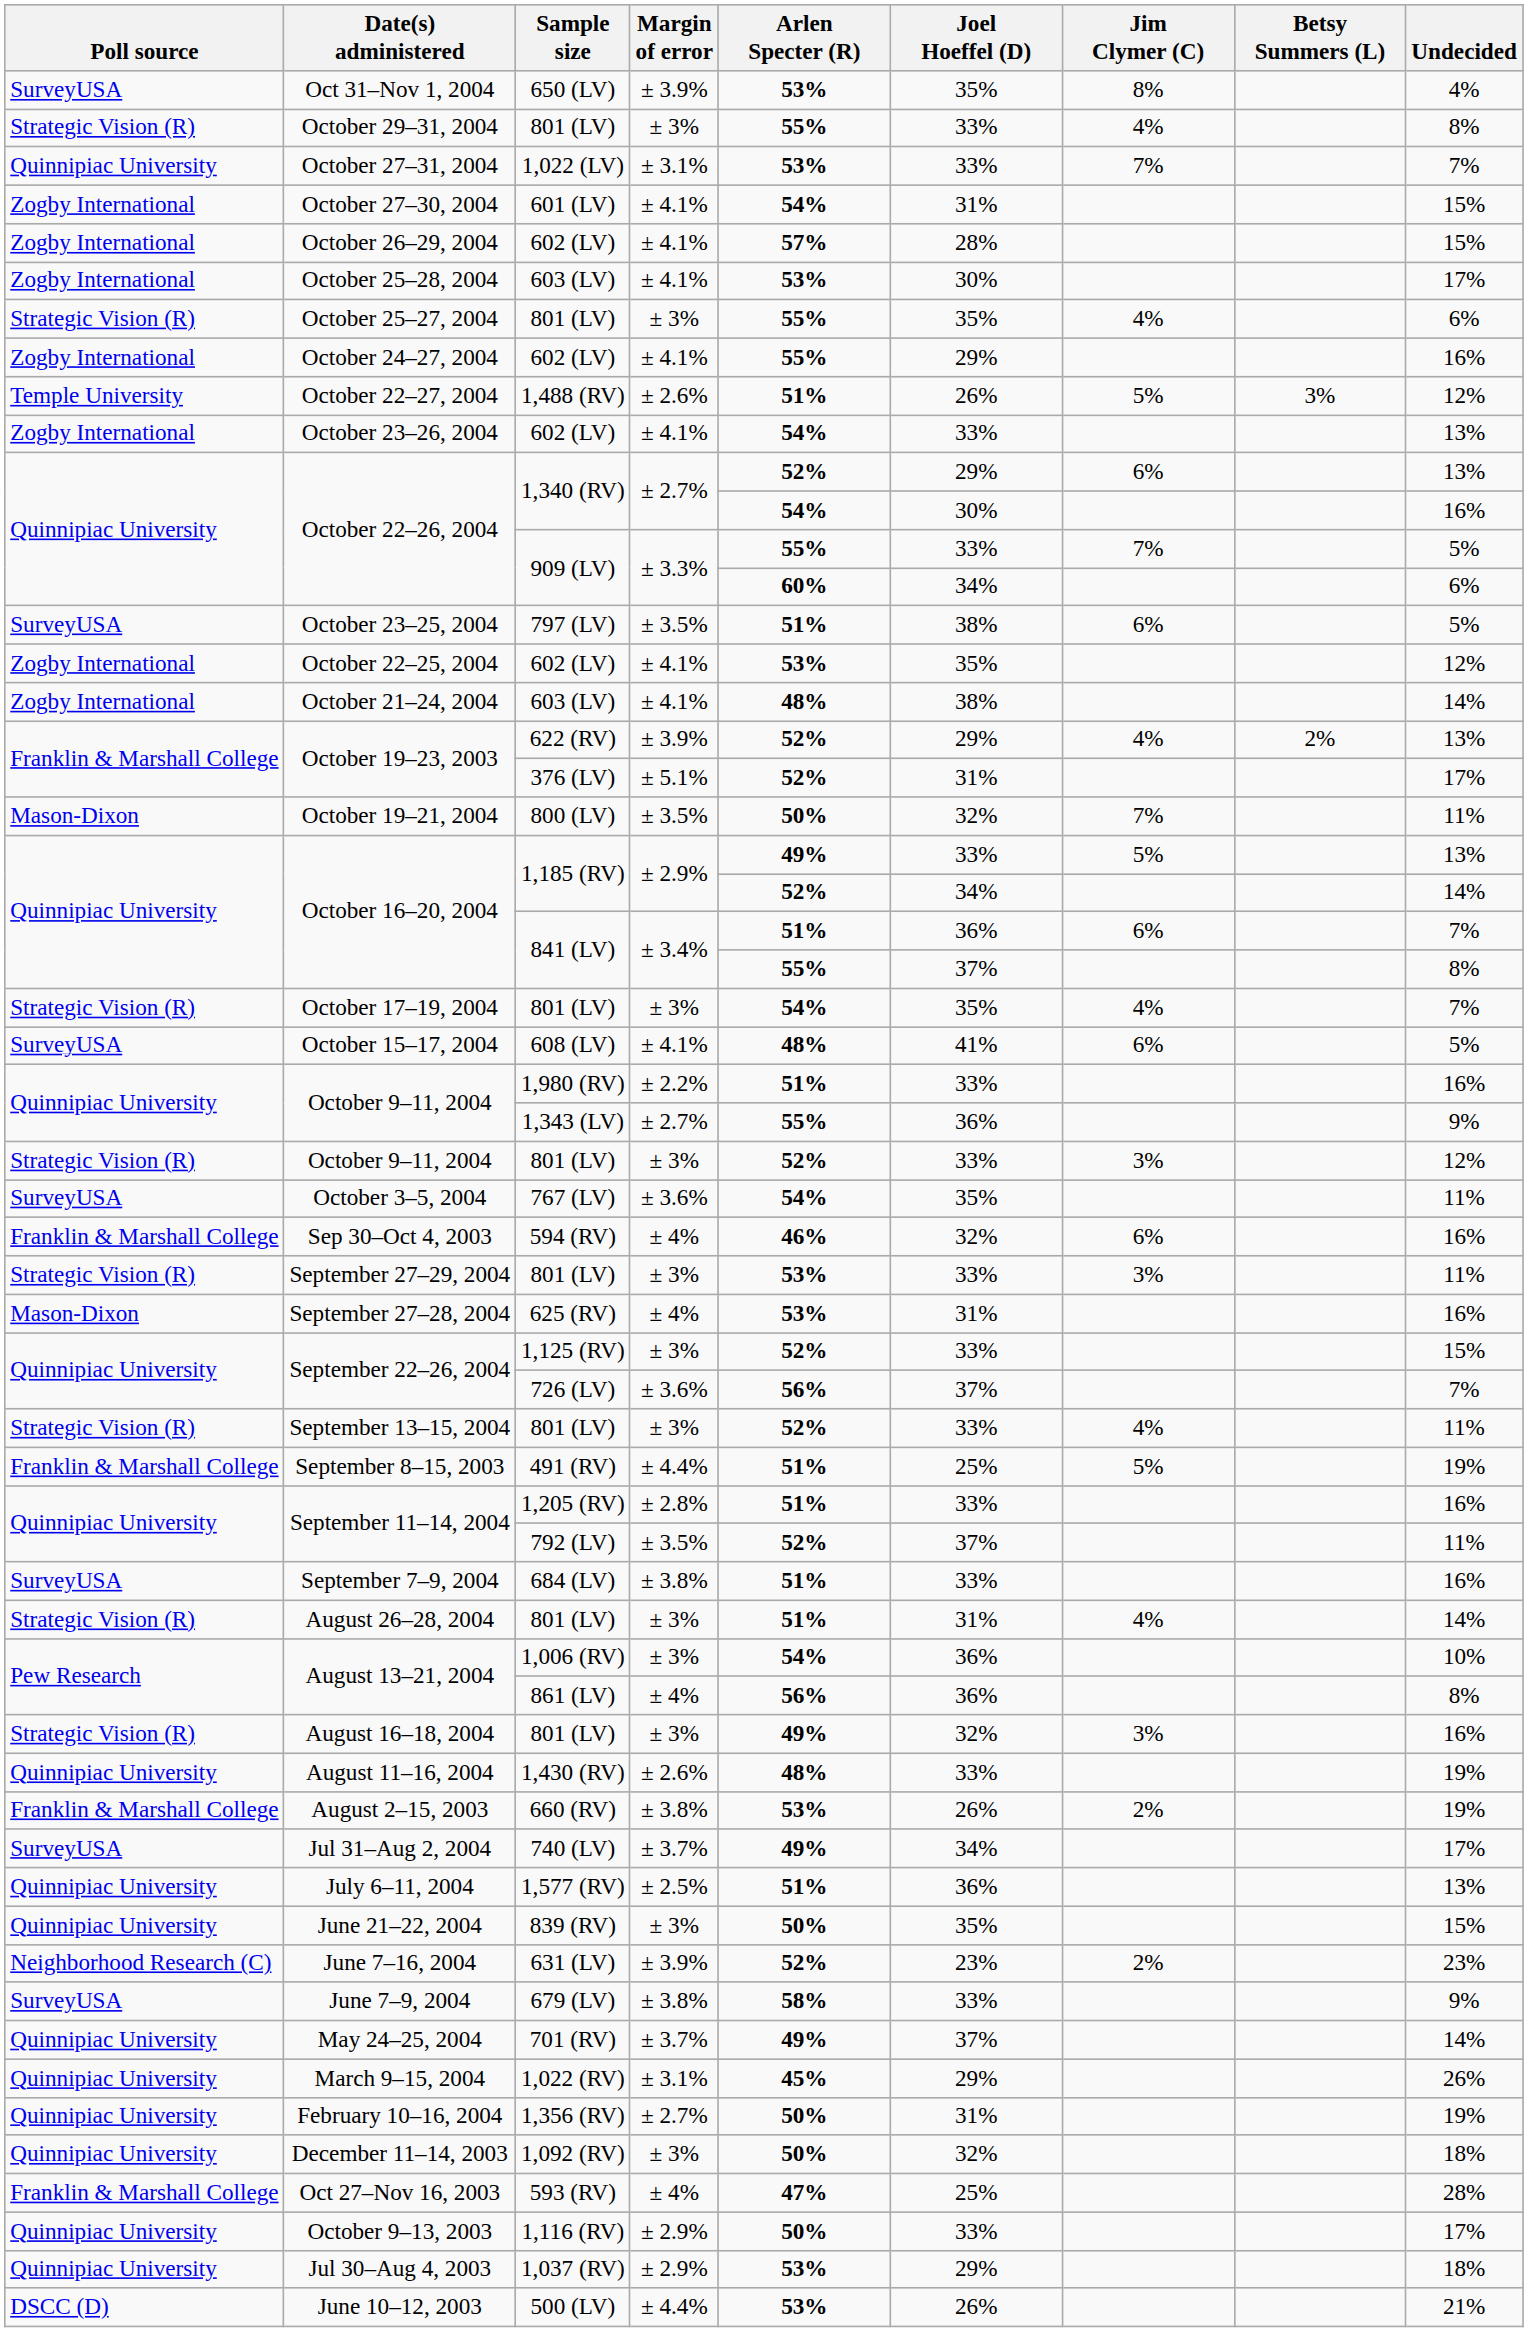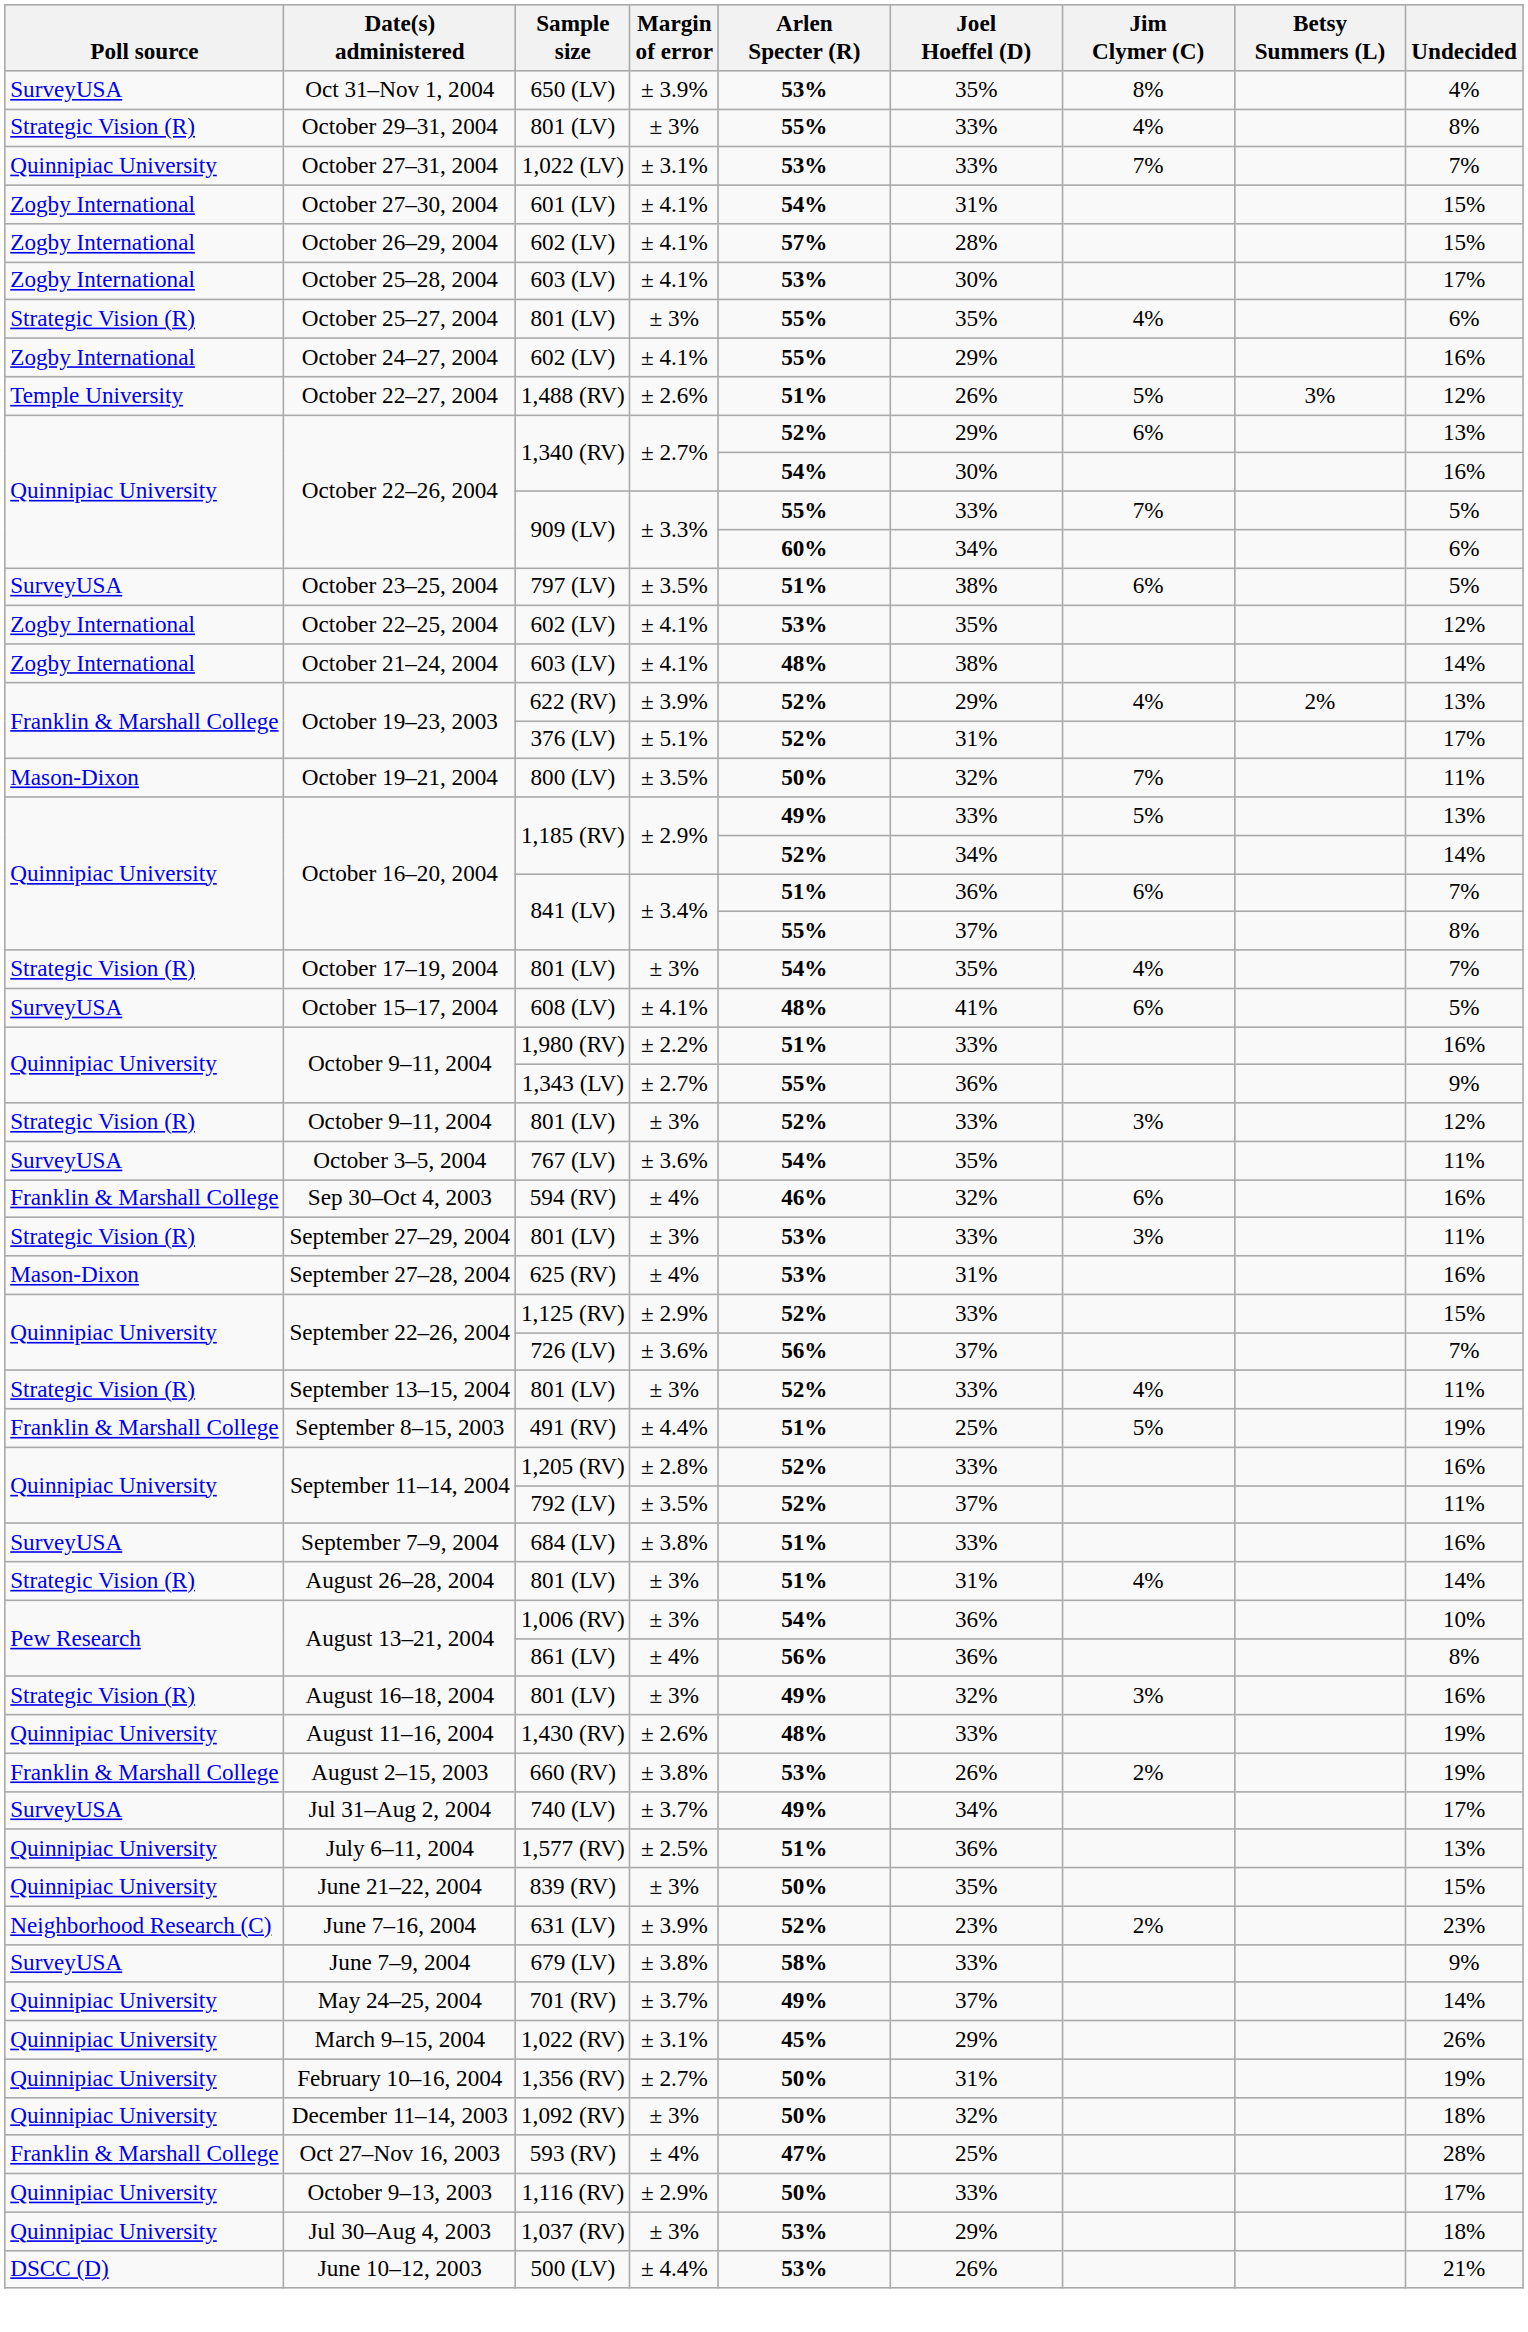- row: (400, 433)
(674, 1351) ± 3% -> (674, 1313) ± 2.9%
(804, 1504) 51% -> (804, 1466) 52%
(674, 2269) ± 2.9% -> (674, 2230) ± 3%
